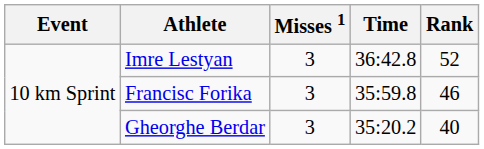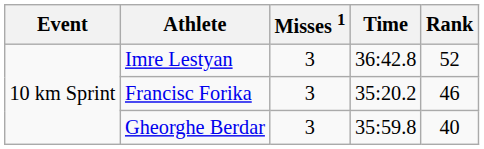(386, 93) 35:59.8 -> (386, 93) 35:20.2
(386, 127) 35:20.2 -> (386, 127) 35:59.8
